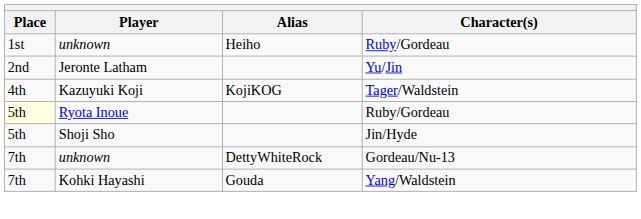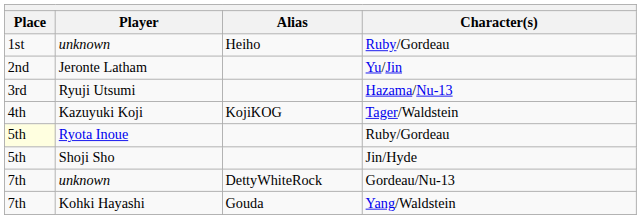+ row: (97, 90)
